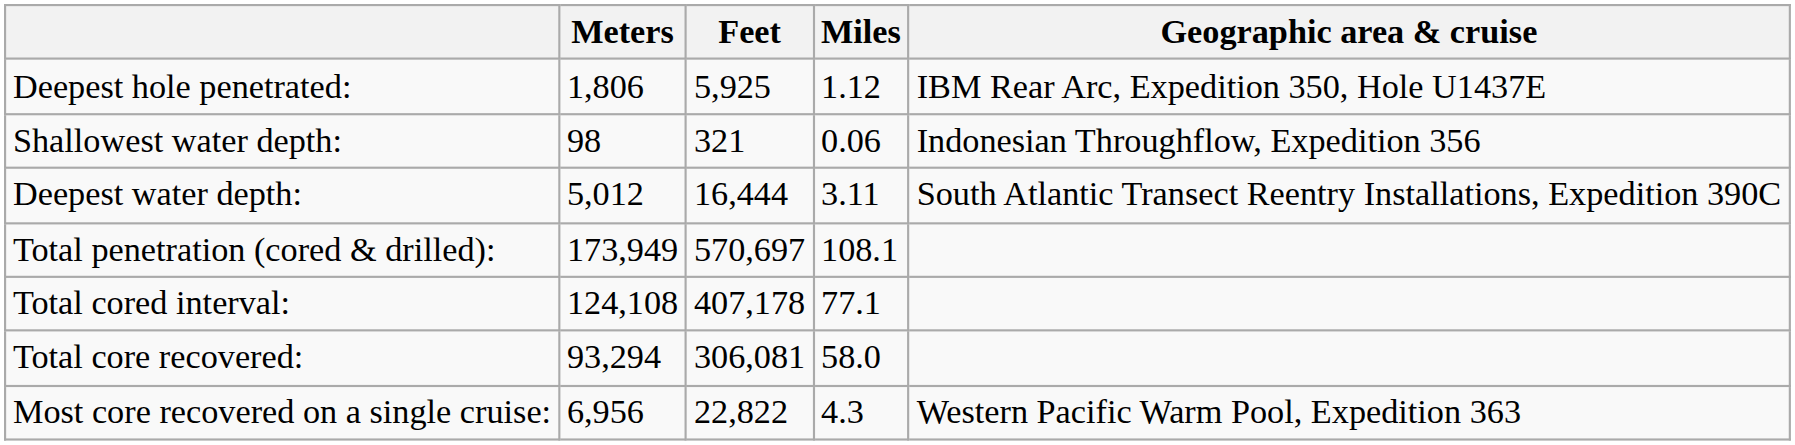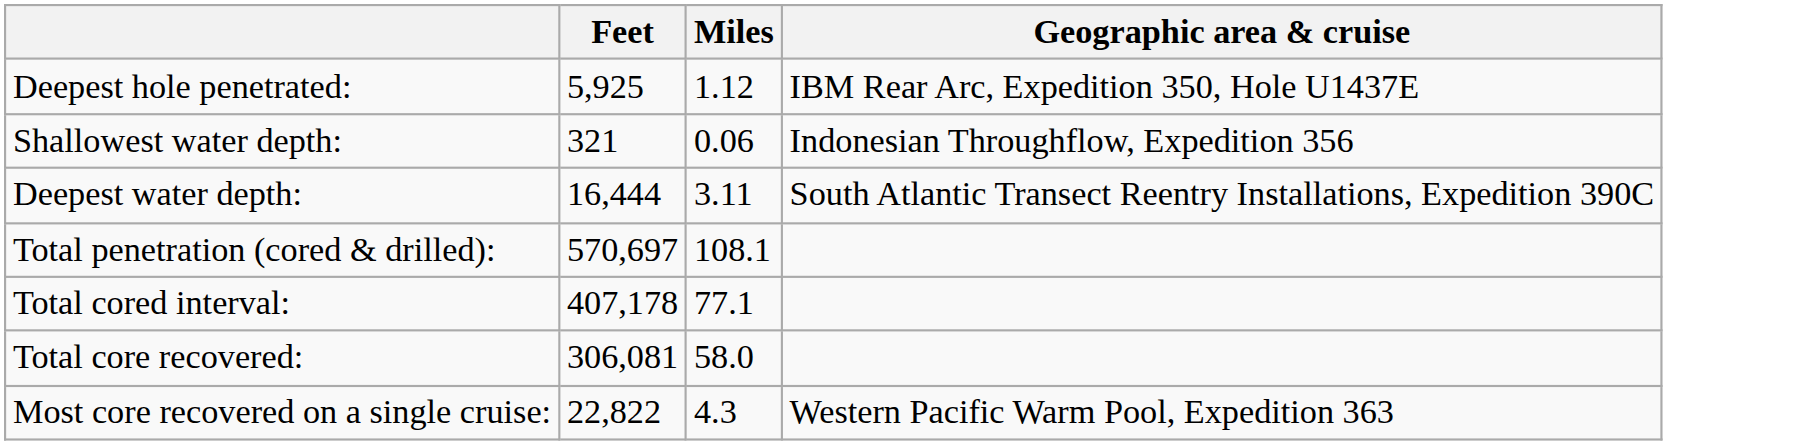- column: (623, 31)
